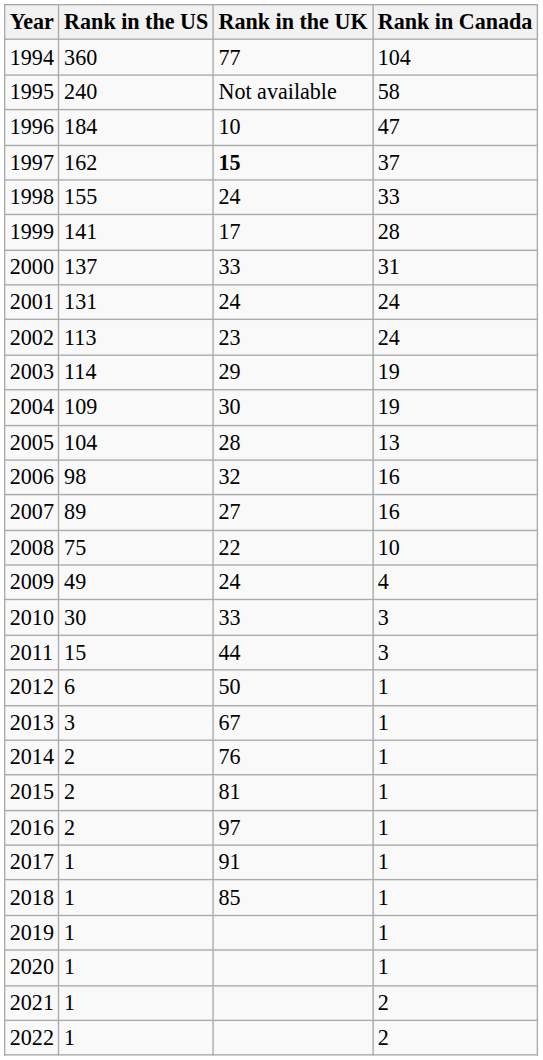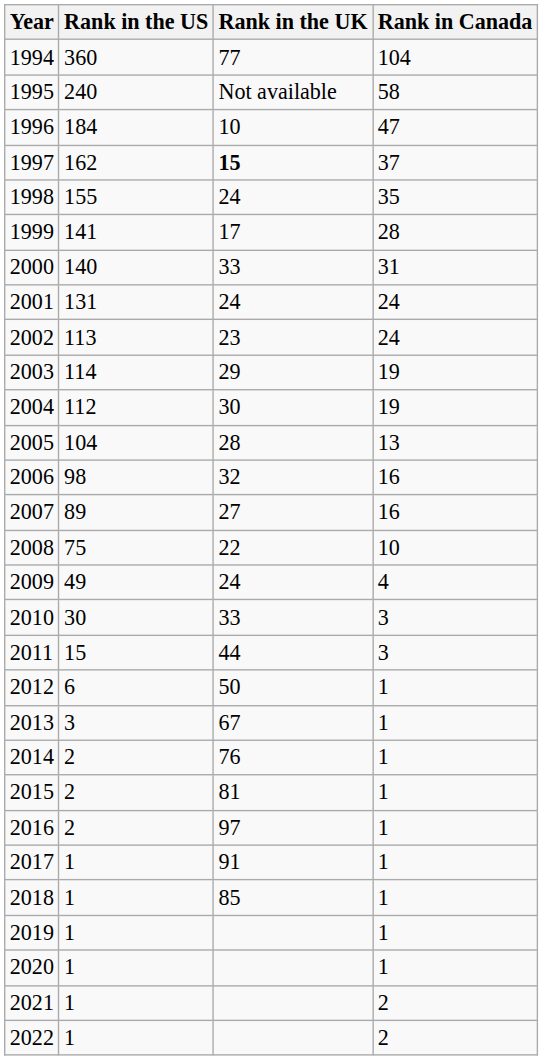(389, 197) 33 -> (389, 197) 35
(81, 267) 137 -> (81, 267) 140
(81, 407) 109 -> (80, 407) 112
